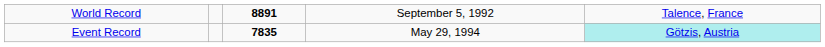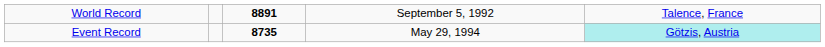(264, 32) 7835 -> (264, 32) 8735
